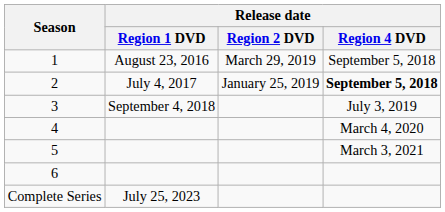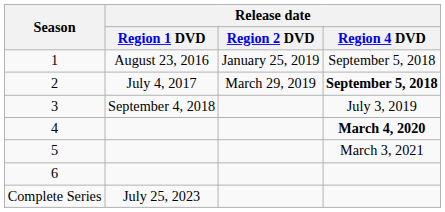(271, 60) March 29, 2019 -> (271, 60) January 25, 2019
(271, 83) January 25, 2019 -> (271, 83) March 29, 2019
(382, 128) normal -> (382, 128) bold
